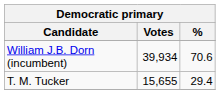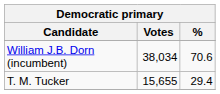(160, 56) 39,934 -> (160, 56) 38,034
